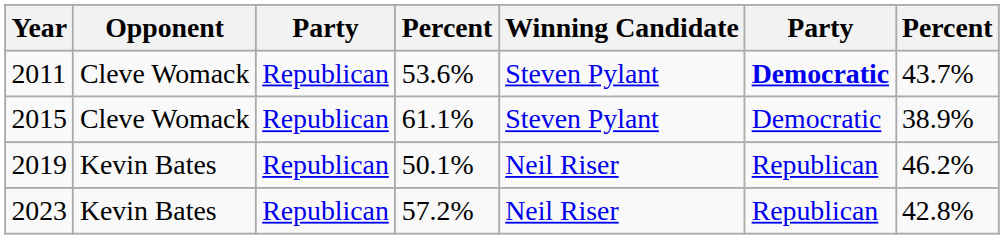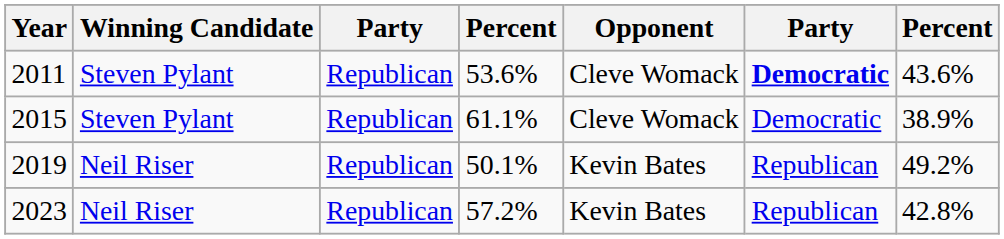columns swapped: (622, 27) <-> (165, 27)
(938, 73) 43.7% -> (938, 73) 43.6%
(938, 165) 46.2% -> (938, 165) 49.2%
